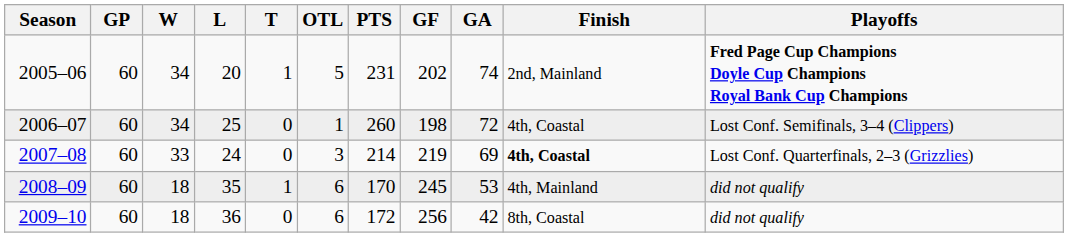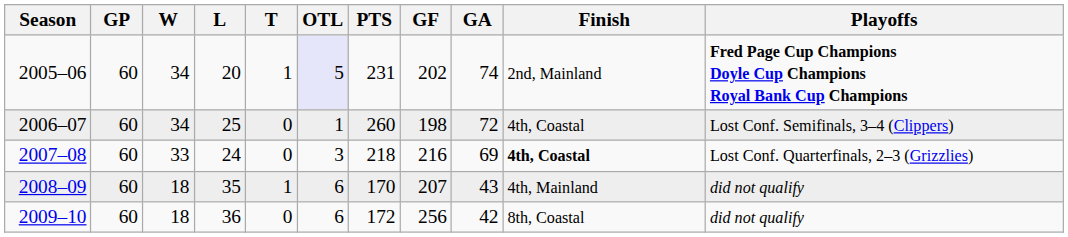(339, 72) no background -> (339, 72) lavender background
(381, 155) 214 -> (381, 155) 218
(432, 155) 219 -> (432, 155) 216
(432, 186) 245 -> (432, 186) 207
(489, 186) 53 -> (489, 186) 43
